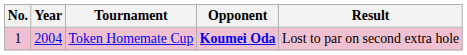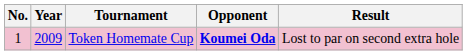(48, 38) 2004 -> (48, 38) 2009
